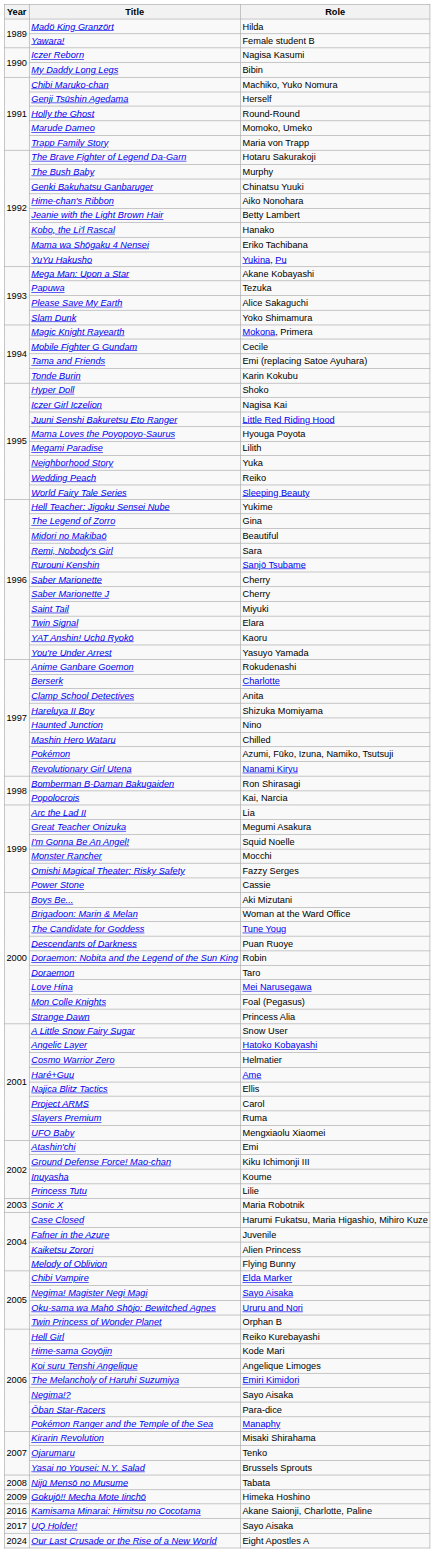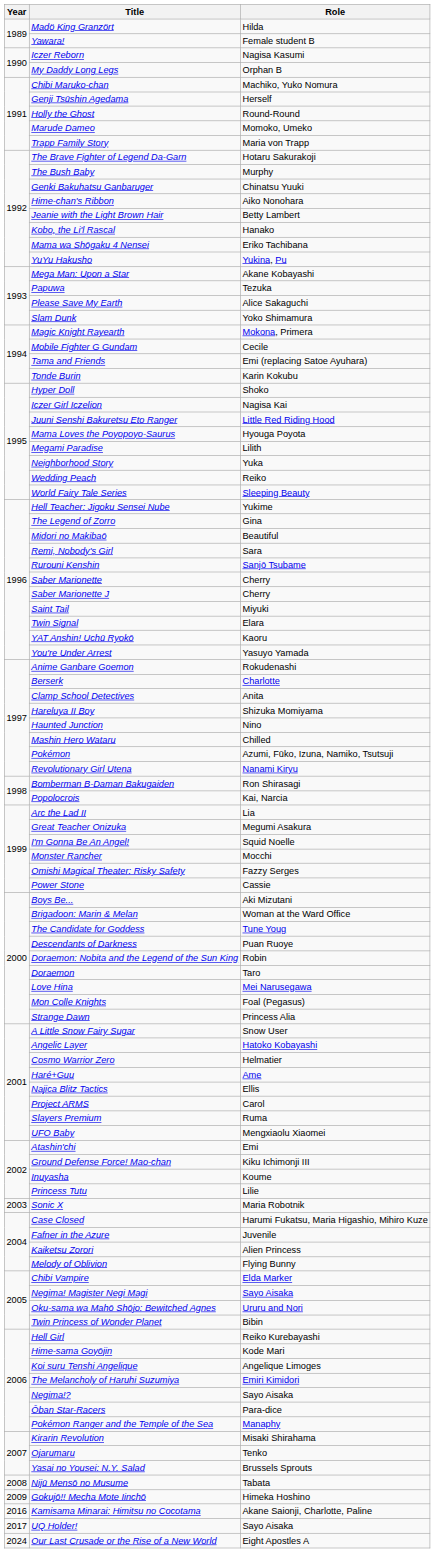(253, 70) Bibin -> (262, 70) Orphan B
(262, 1322) Orphan B -> (253, 1322) Bibin
